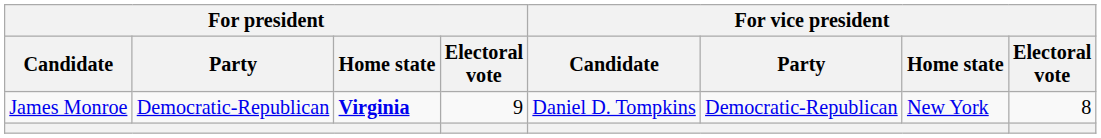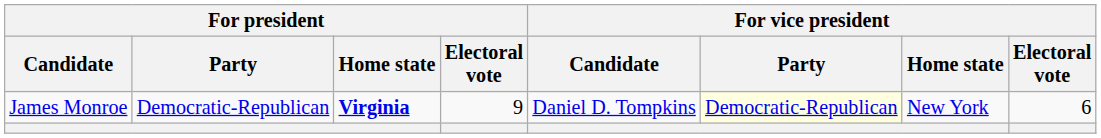(801, 107) no background -> (801, 107) lightyellow background
(1086, 107) 8 -> (1086, 107) 6
